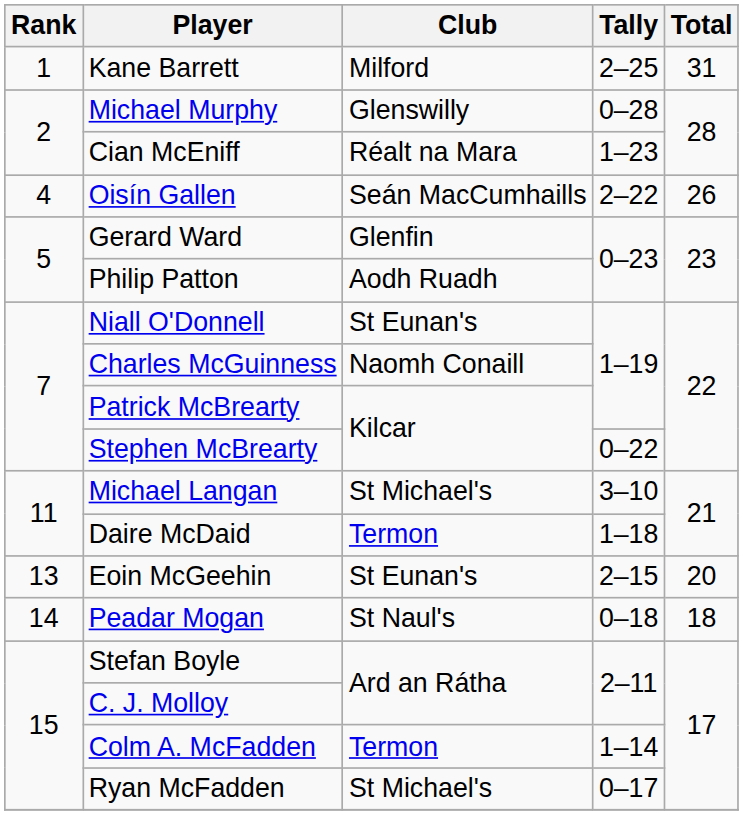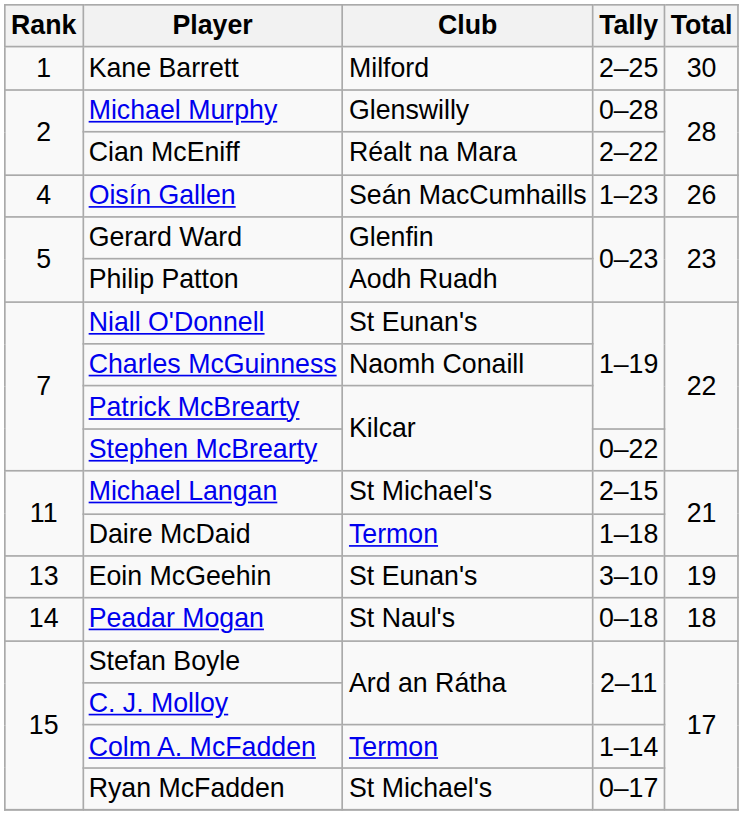(702, 68) 31 -> (702, 68) 30
(629, 152) 1–23 -> (629, 152) 2–22
(629, 195) 2–22 -> (629, 195) 1–23
(629, 491) 3–10 -> (629, 491) 2–15
(629, 576) 2–15 -> (629, 576) 3–10
(702, 576) 20 -> (702, 576) 19
